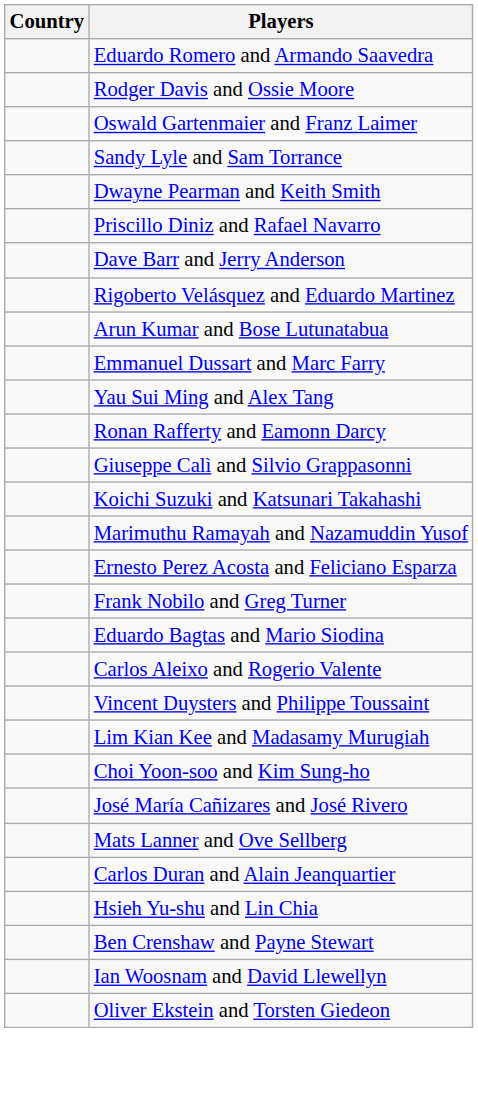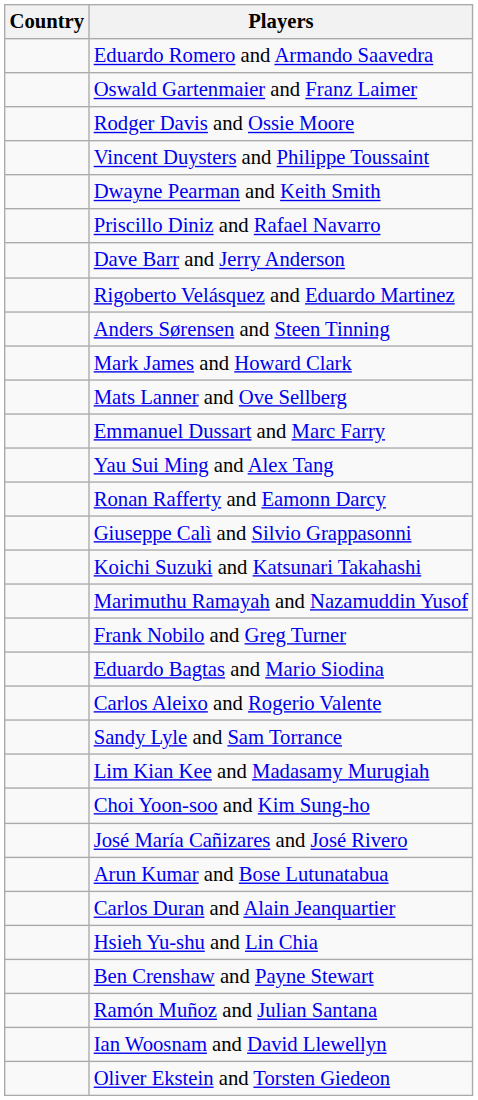rows swapped: (255, 123) <-> (224, 89)
rows swapped: (261, 703) <-> (218, 158)
+ row: (242, 328)
+ row: (223, 362)
rows swapped: (241, 328) <-> (220, 839)
- row: (275, 567)
+ row: (235, 1010)
